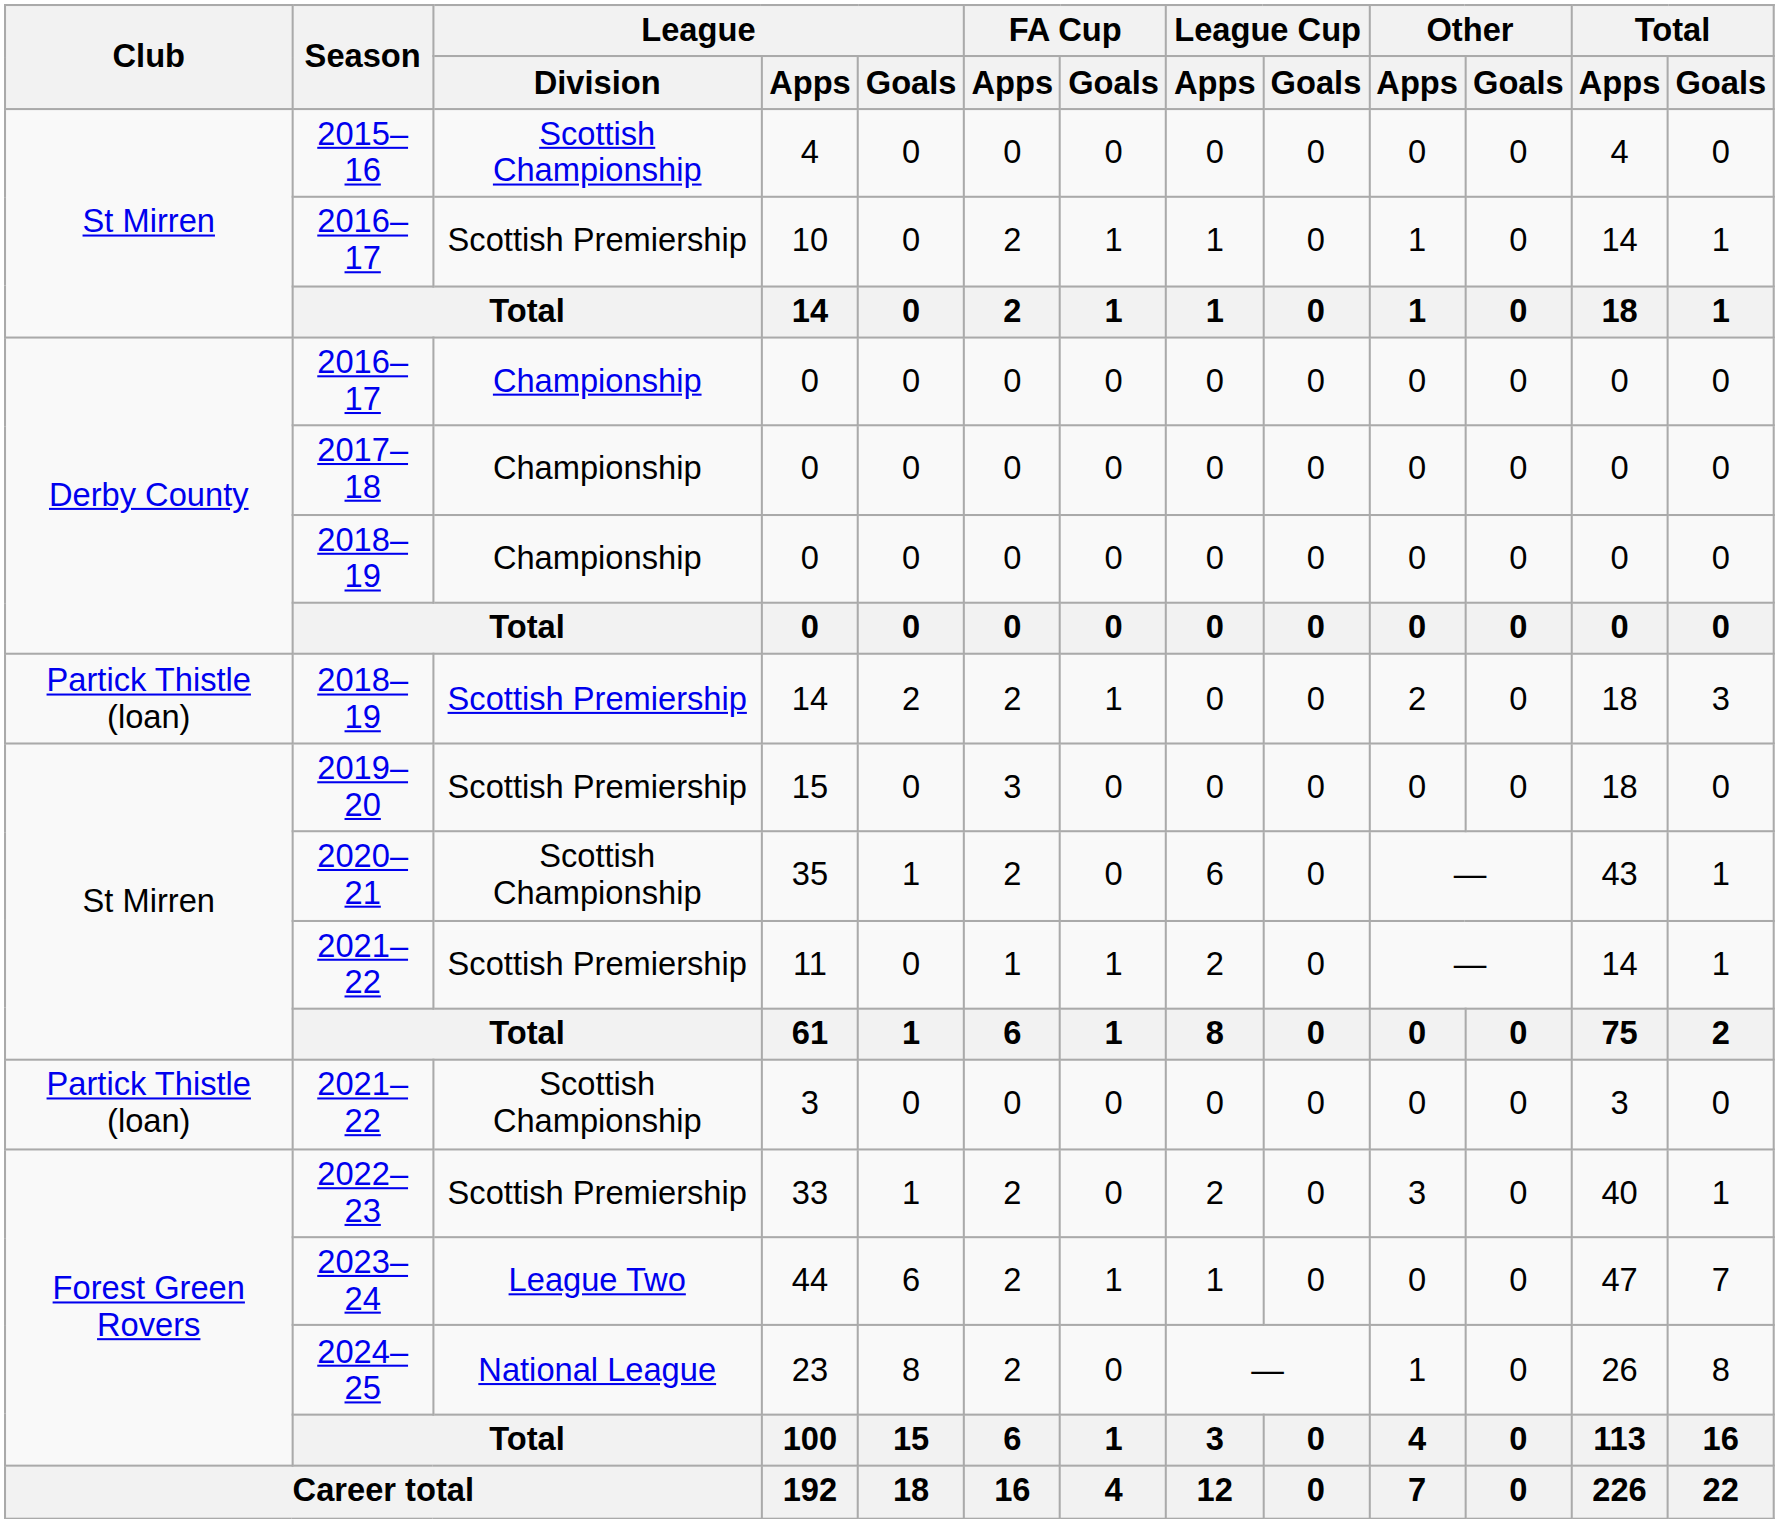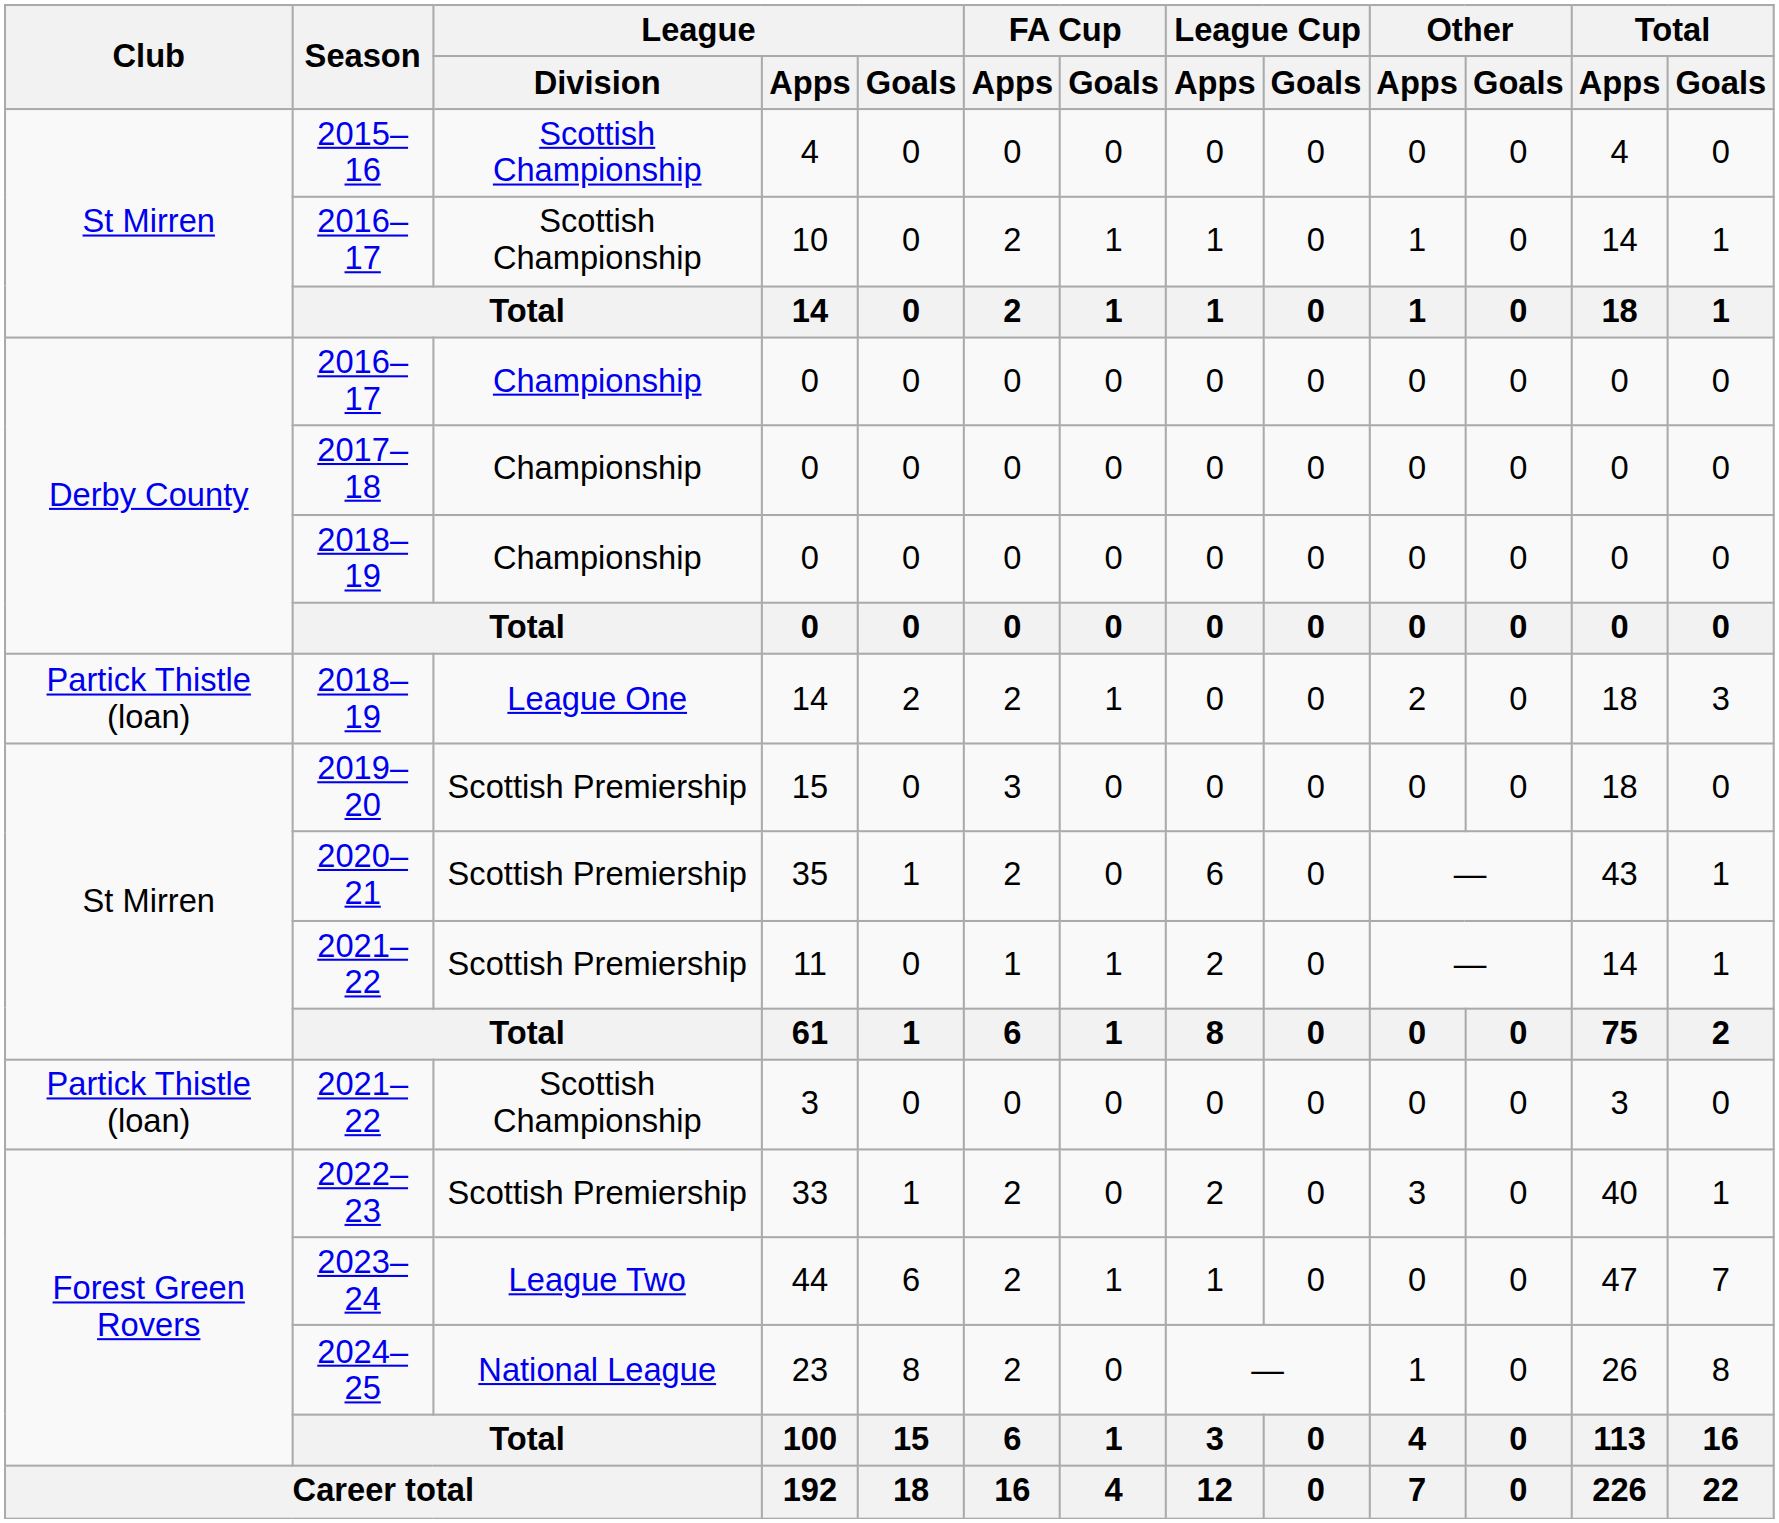(597, 240) Scottish Premiership -> (597, 240) Scottish Championship
(597, 698) Scottish Premiership -> (597, 698) League One
(597, 875) Scottish Championship -> (597, 875) Scottish Premiership
